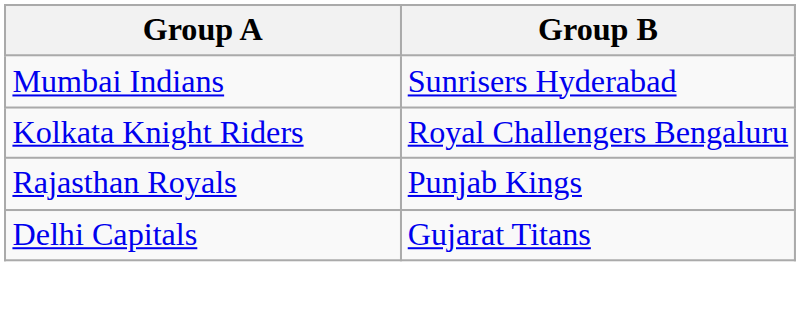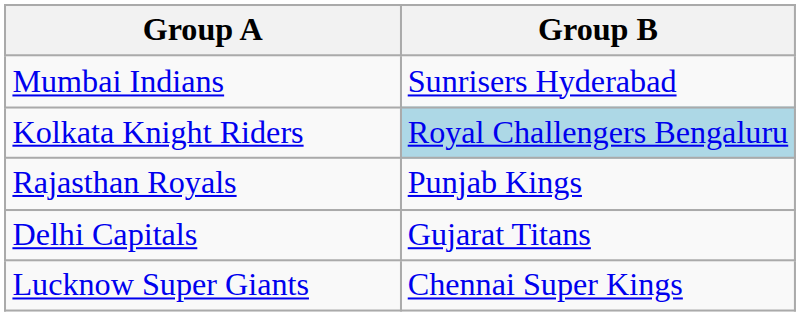(598, 132) no background -> (598, 132) lightblue background
+ row: (161, 285)
